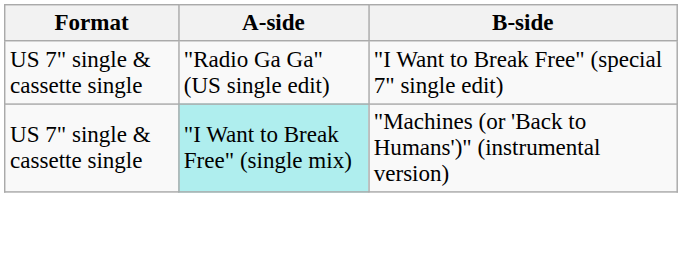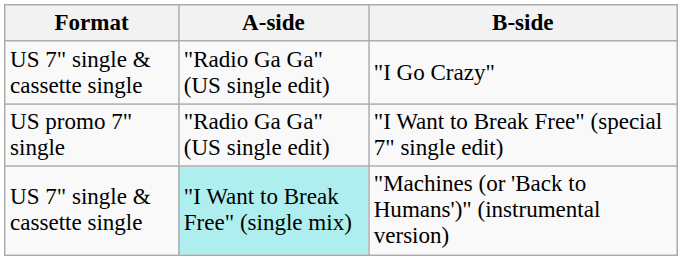+ row: (434, 72)
(80, 72) US 7" single & cassette single -> (71, 134) US promo 7" single
